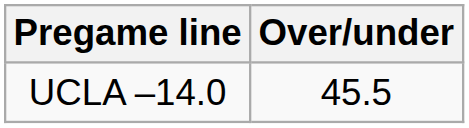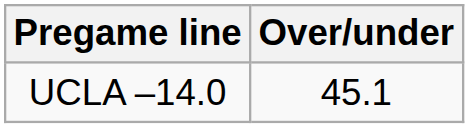(356, 91) 45.5 -> (356, 91) 45.1
